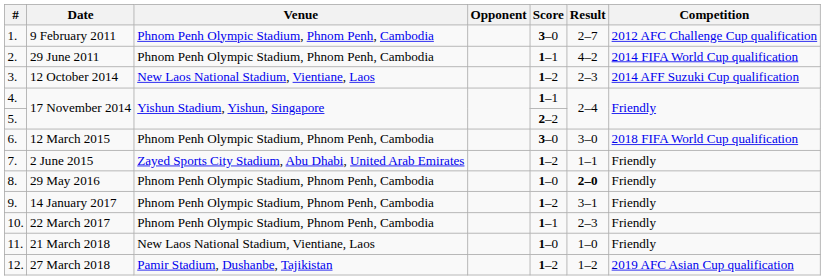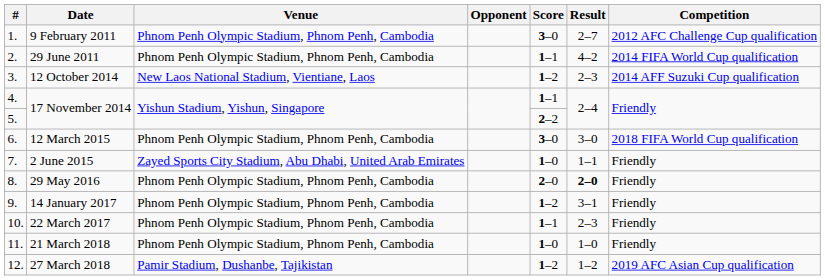(548, 160) 1–2 -> (548, 160) 1–0
(548, 181) 1–0 -> (548, 181) 2–0
(256, 243) New Laos National Stadium, Vientiane, Laos -> (286, 243) Phnom Penh Olympic Stadium, Phnom Penh, Cambodia
